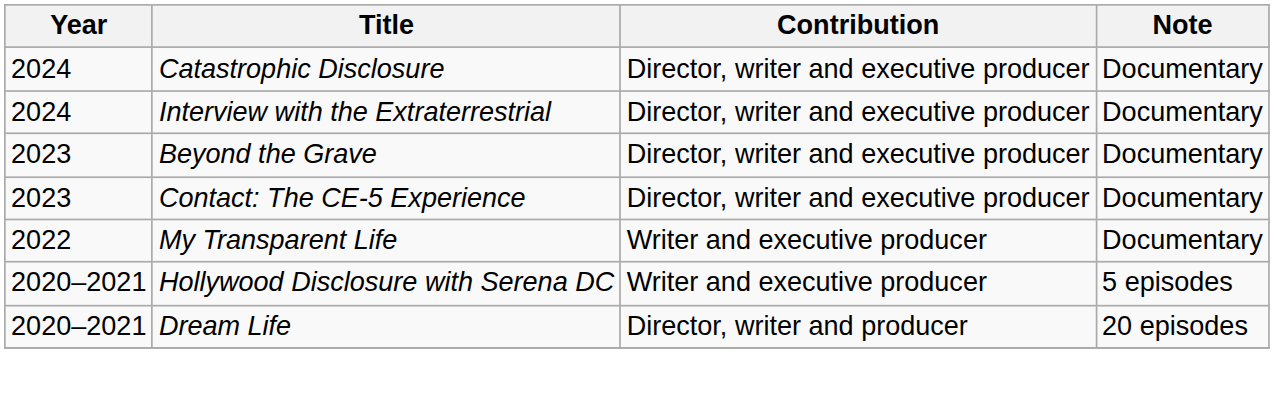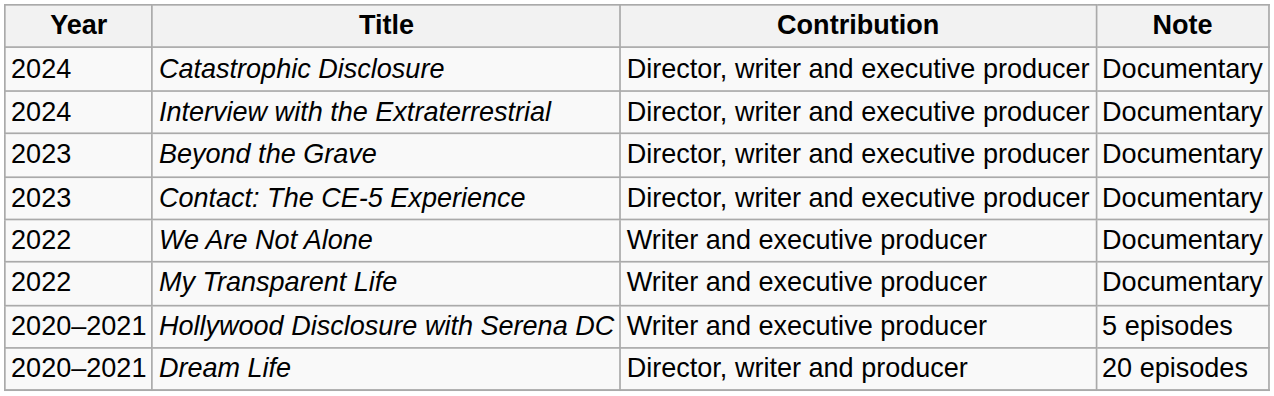+ row: (266, 240)
